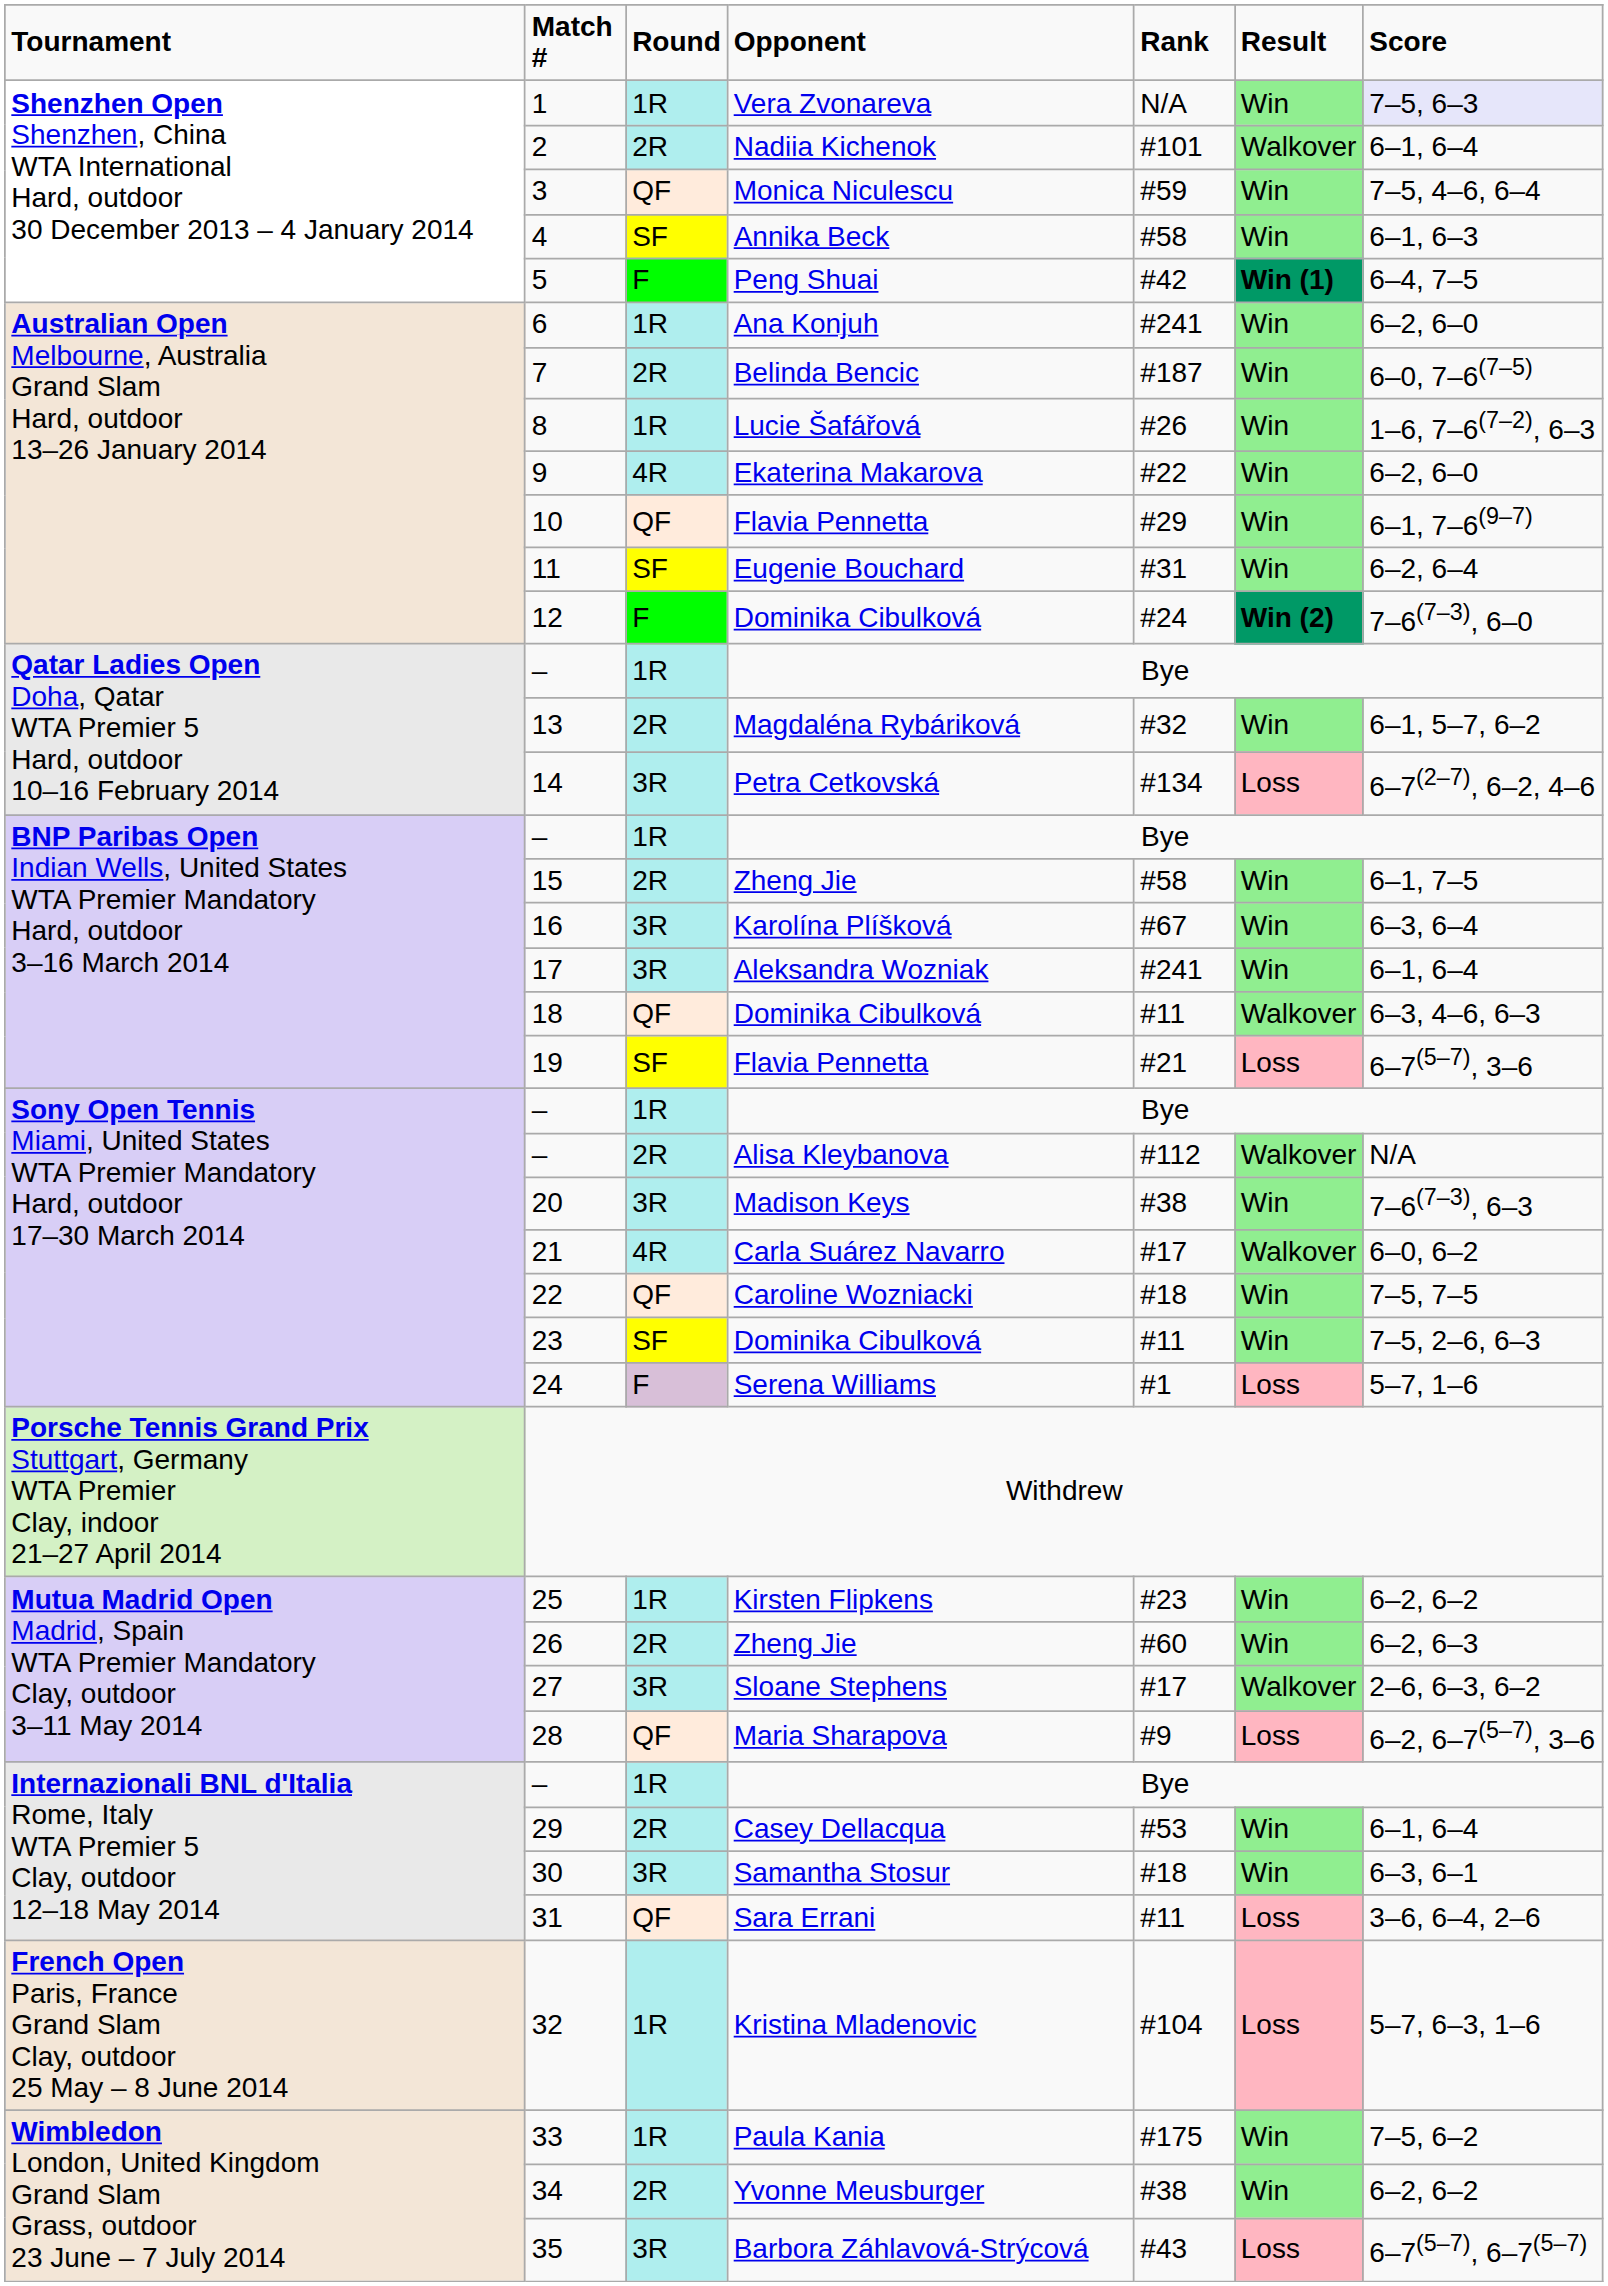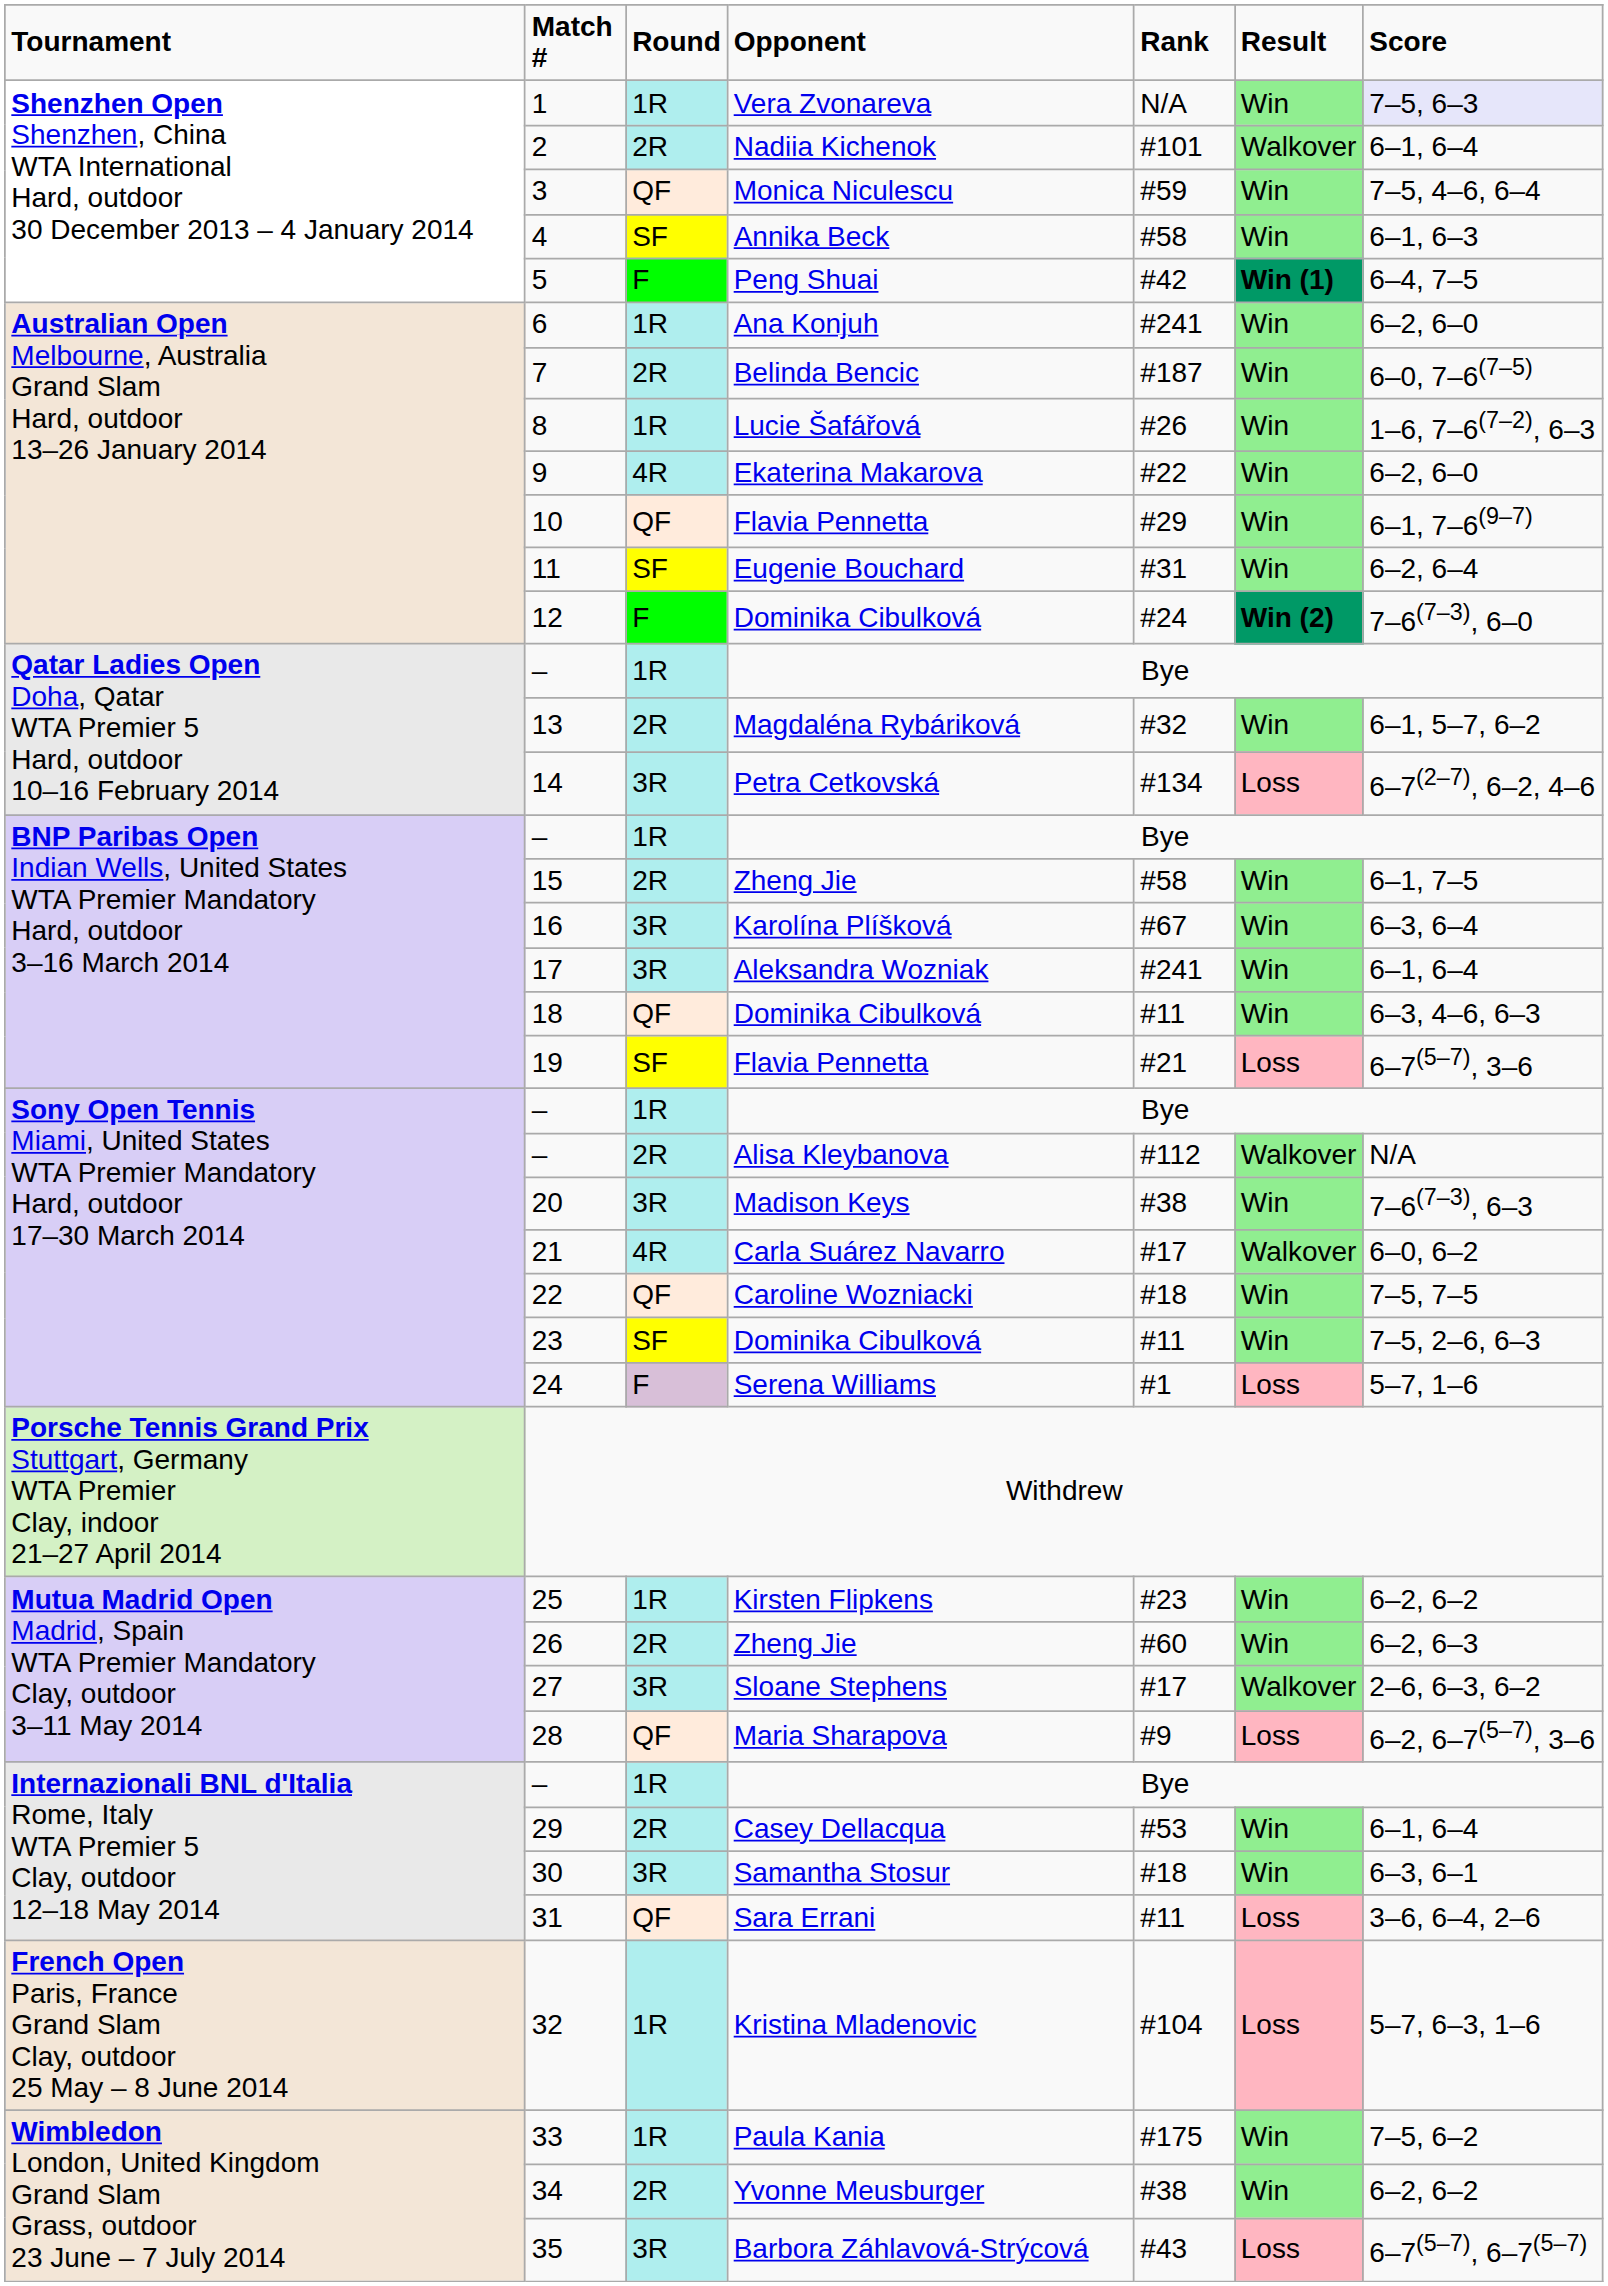(1299, 1013) Walkover -> (1265, 1013) Win
